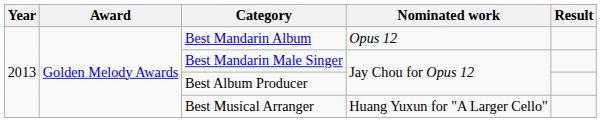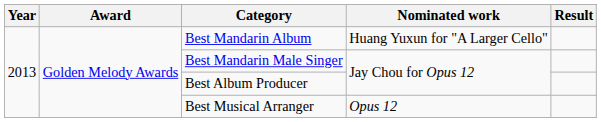(373, 38) Opus 12 -> (449, 38) Huang Yuxun for "A Larger Cello"
(449, 106) Huang Yuxun for "A Larger Cello" -> (373, 106) Opus 12
